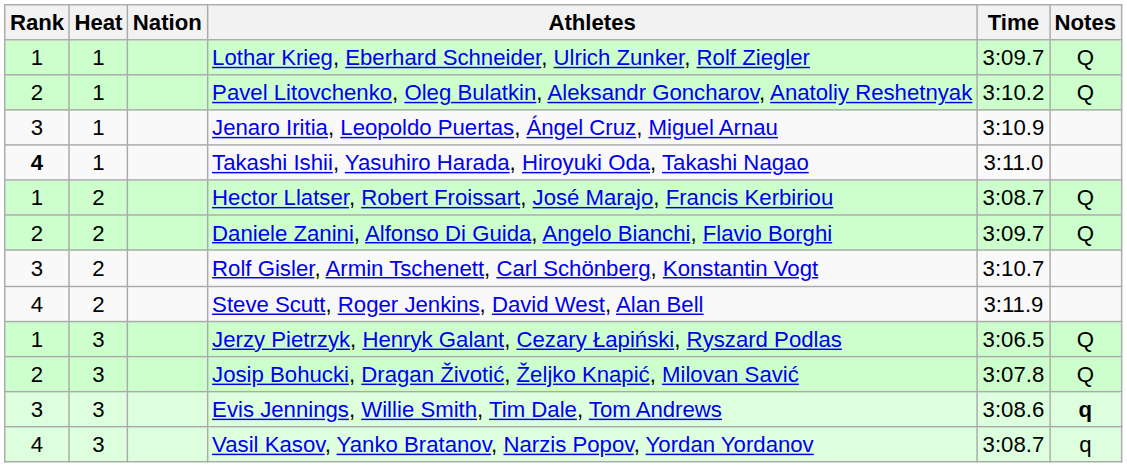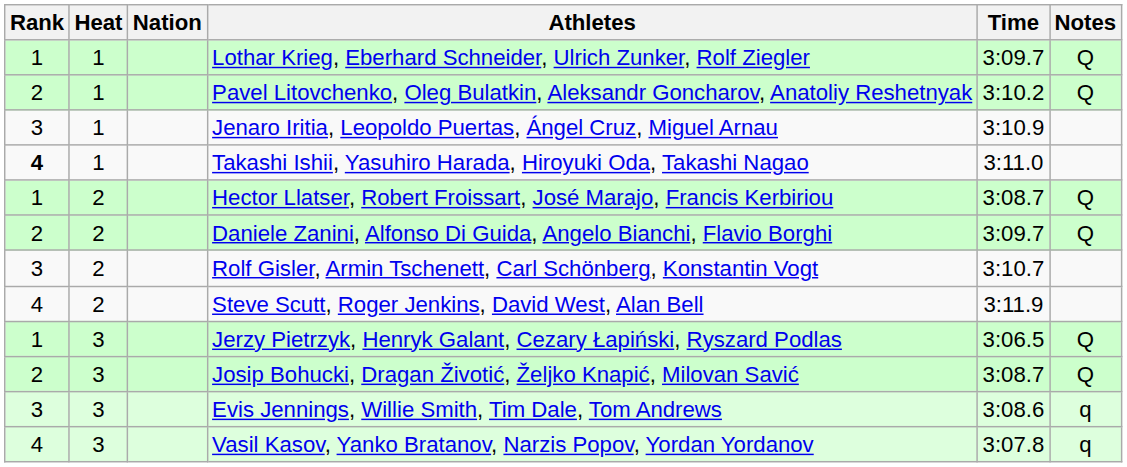(1013, 374) 3:07.8 -> (1013, 374) 3:08.7
(1085, 409) bold -> (1085, 409) normal
(1013, 444) 3:08.7 -> (1013, 444) 3:07.8
